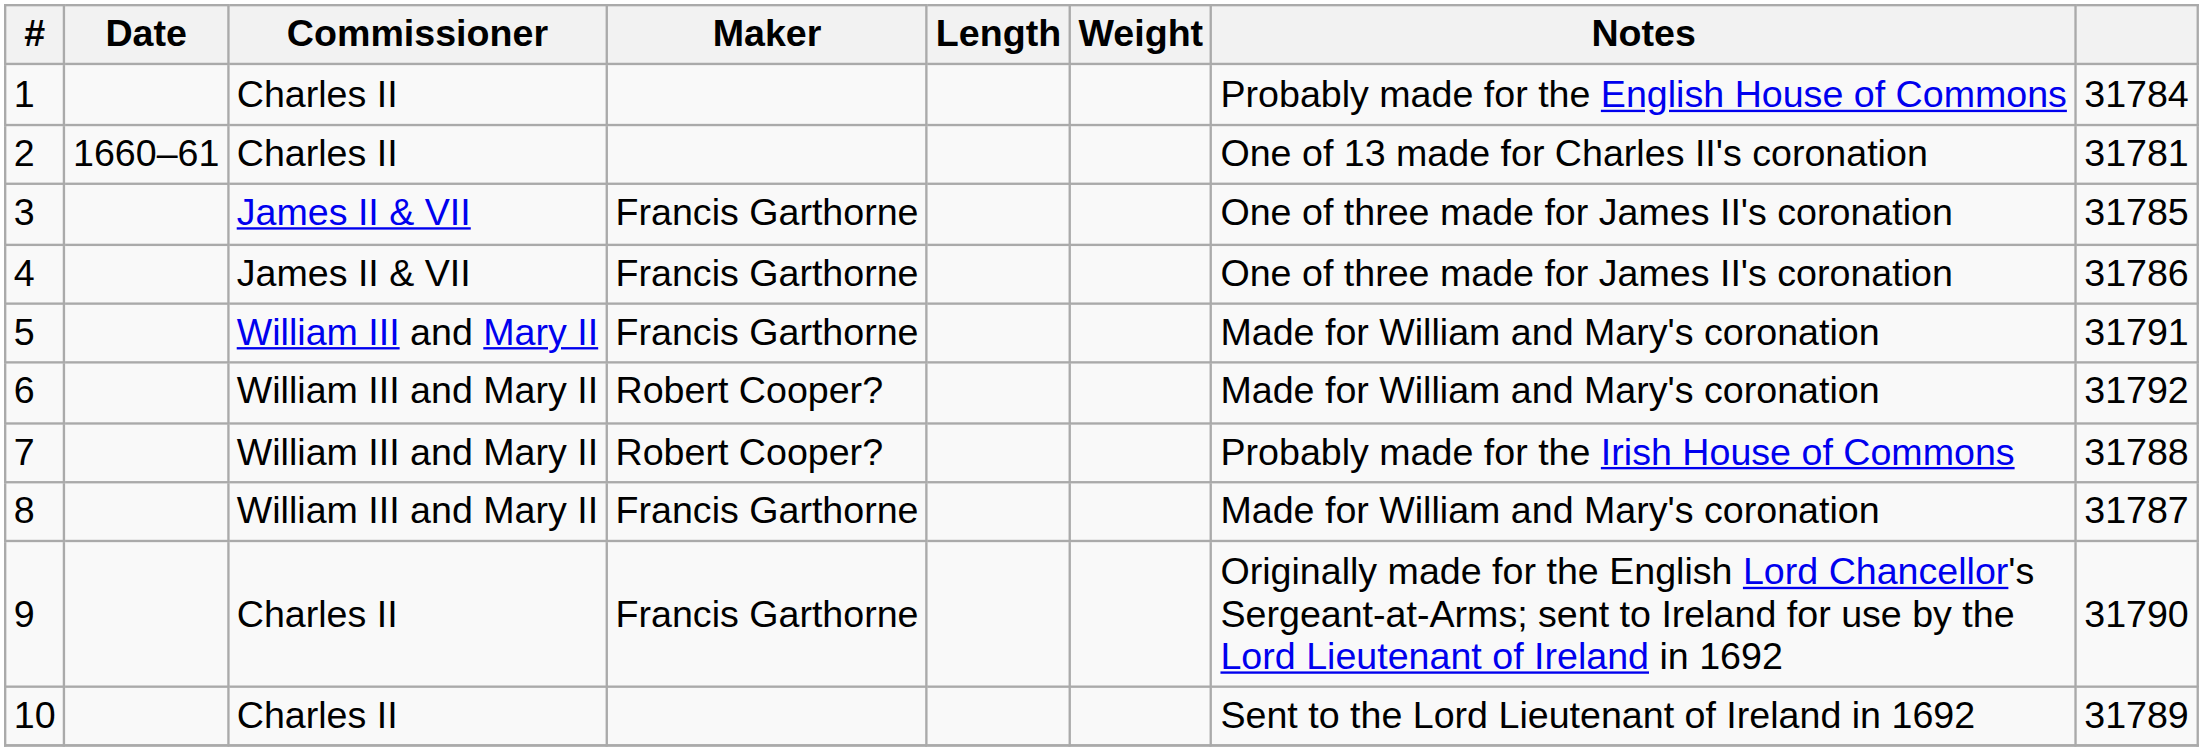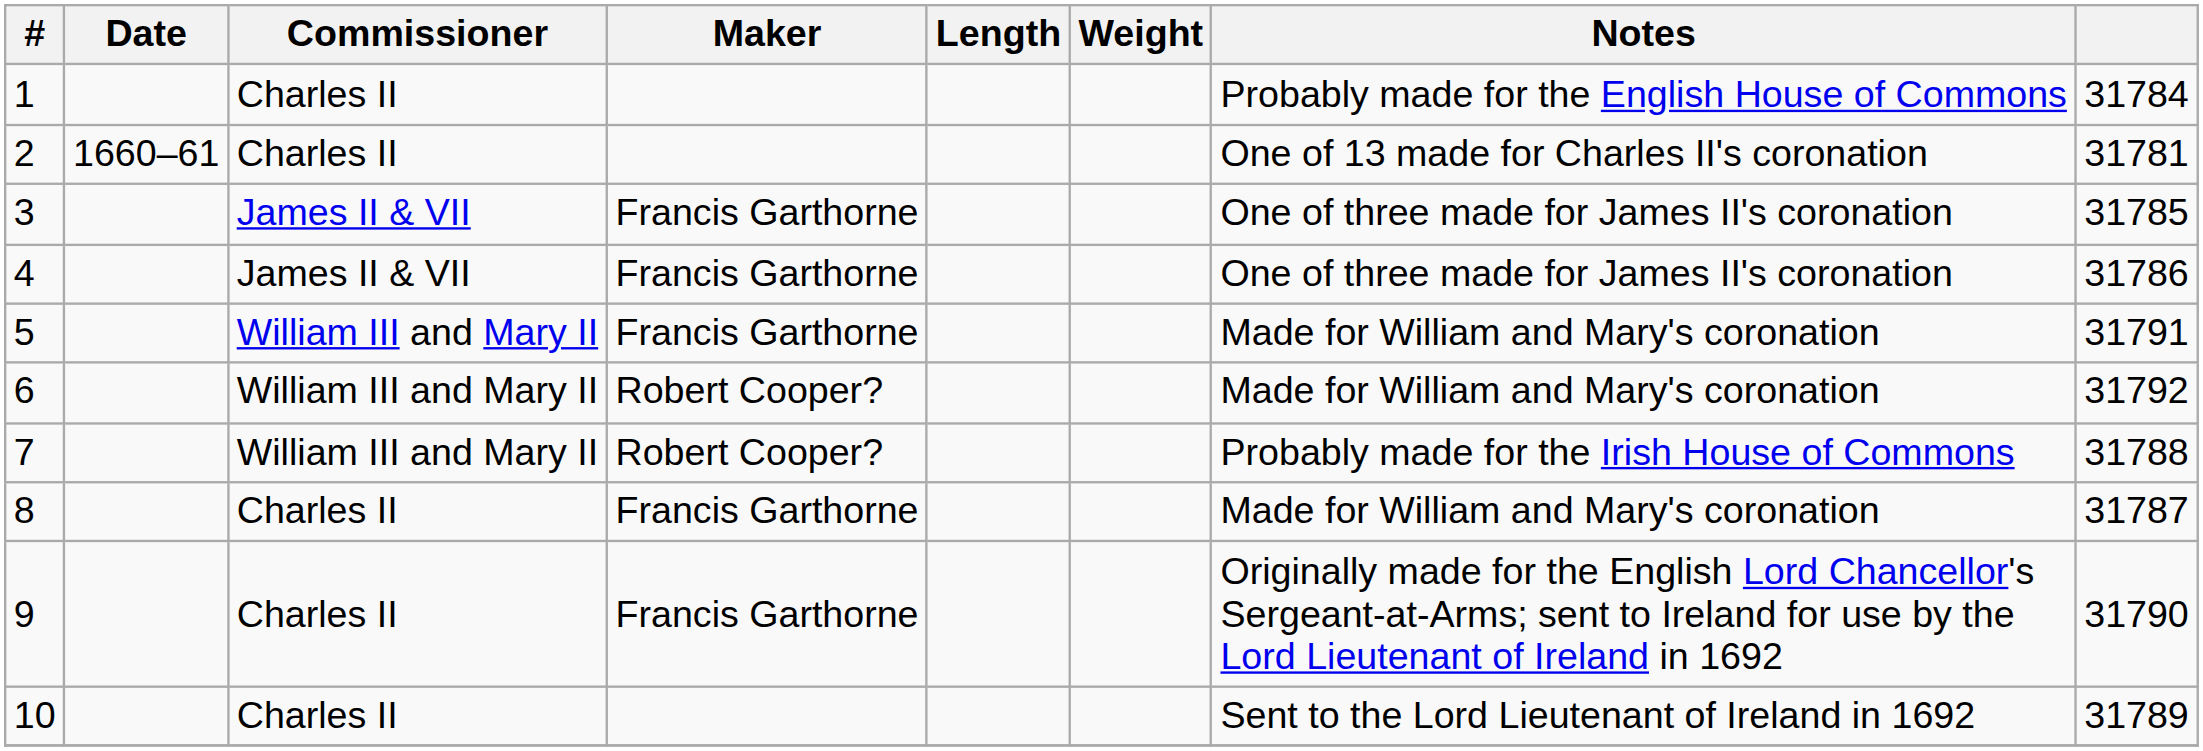(417, 511) William III and Mary II -> (317, 511) Charles II
